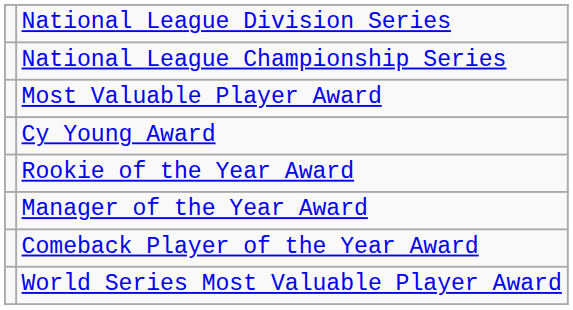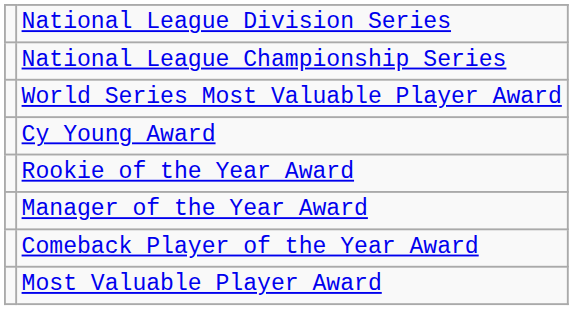rows swapped: (202, 98) <-> (292, 285)
